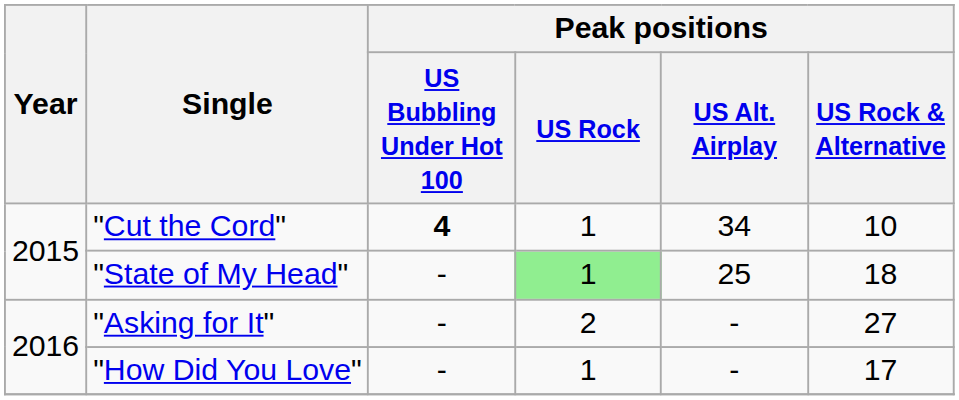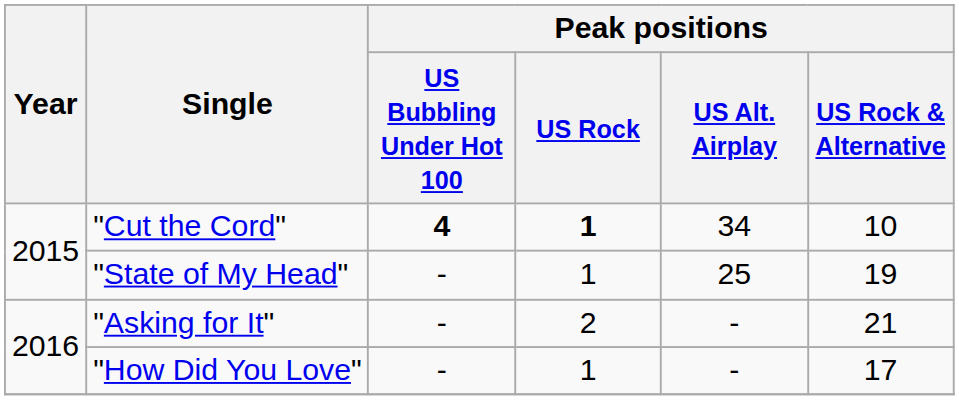(588, 226) normal -> (588, 226) bold
(588, 274) lightgreen background -> (588, 274) no background
(881, 274) 18 -> (881, 274) 19
(881, 322) 27 -> (881, 322) 21
